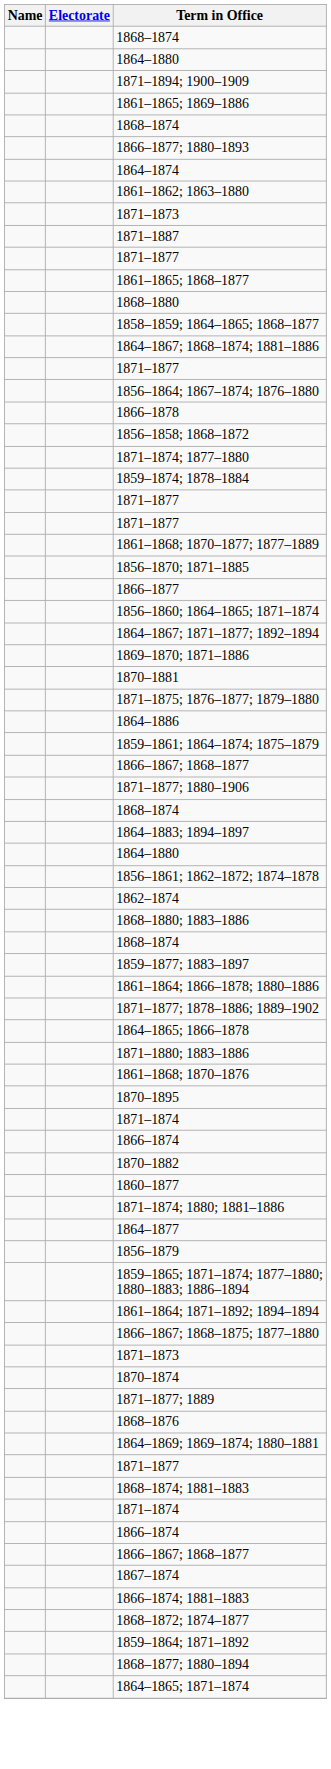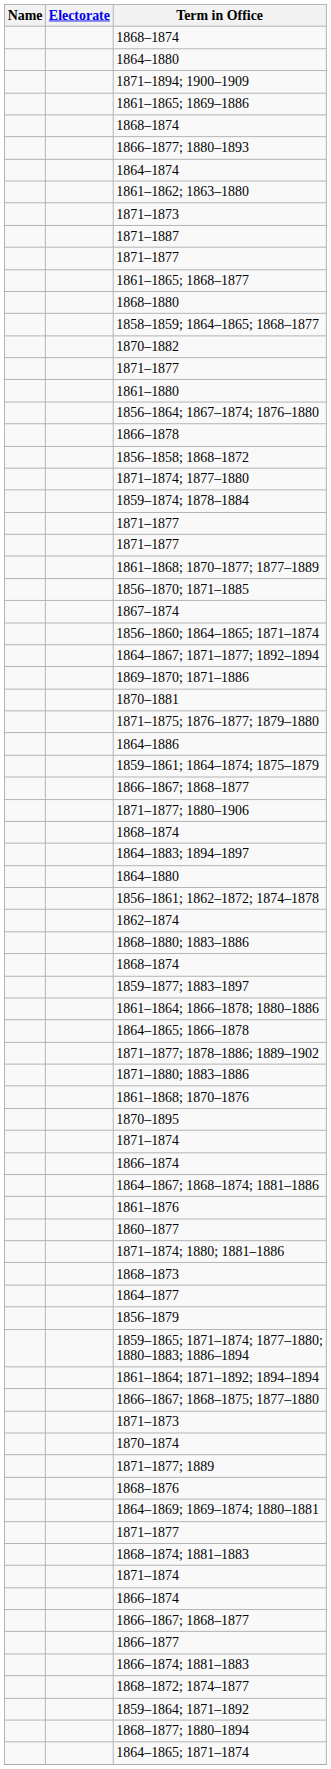rows swapped: (25, 347) <-> (25, 1163)
+ row: (25, 391)
rows swapped: (25, 589) <-> (25, 1576)
rows swapped: (25, 1031) <-> (25, 1009)
+ row: (25, 1208)
+ row: (25, 1274)
